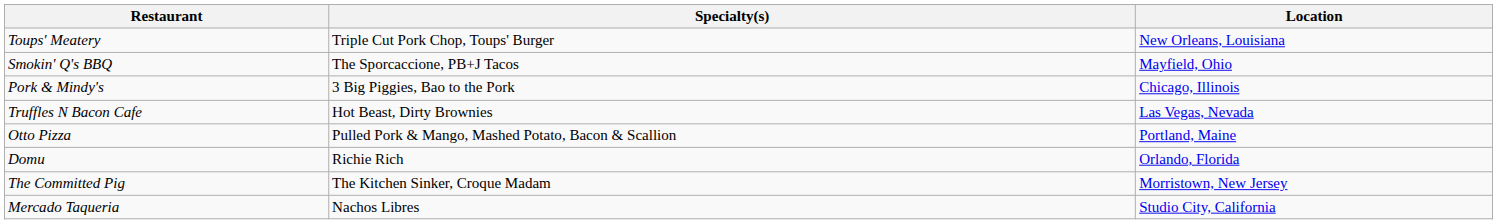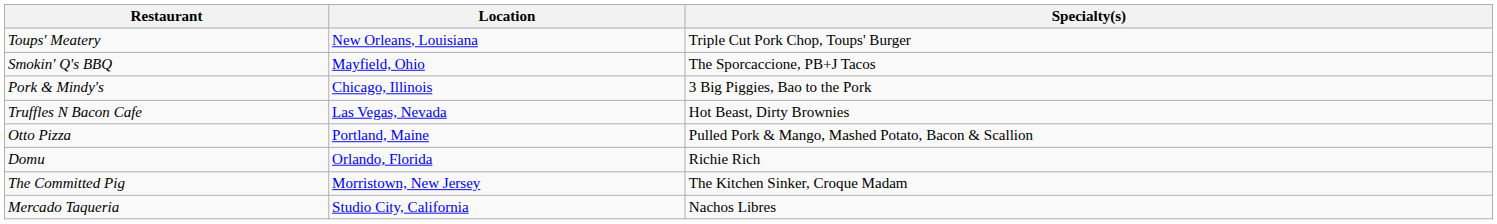columns swapped: (1314, 16) <-> (732, 16)
